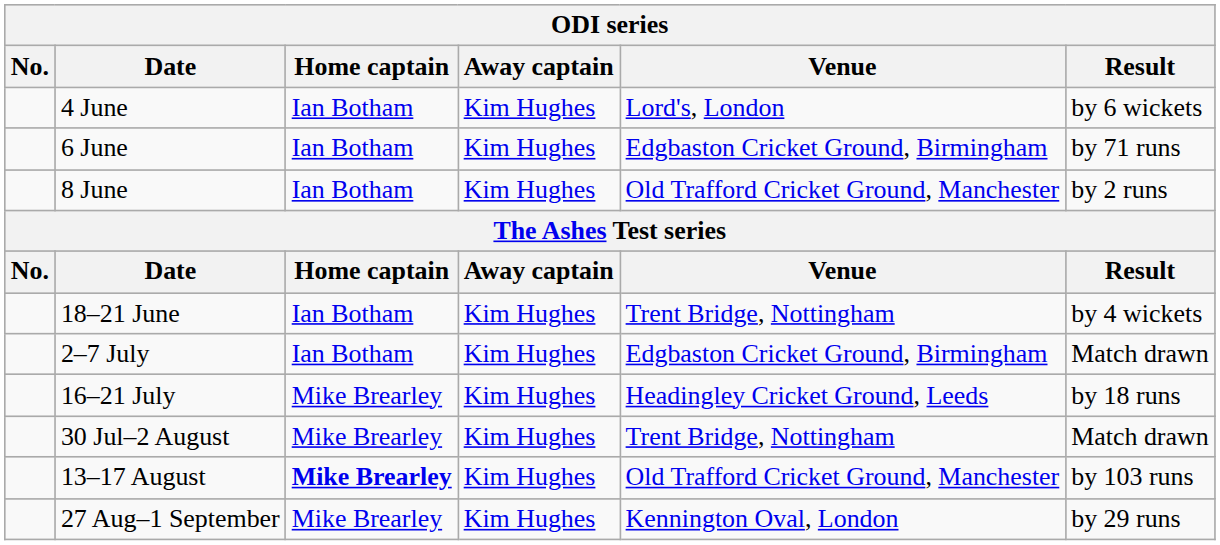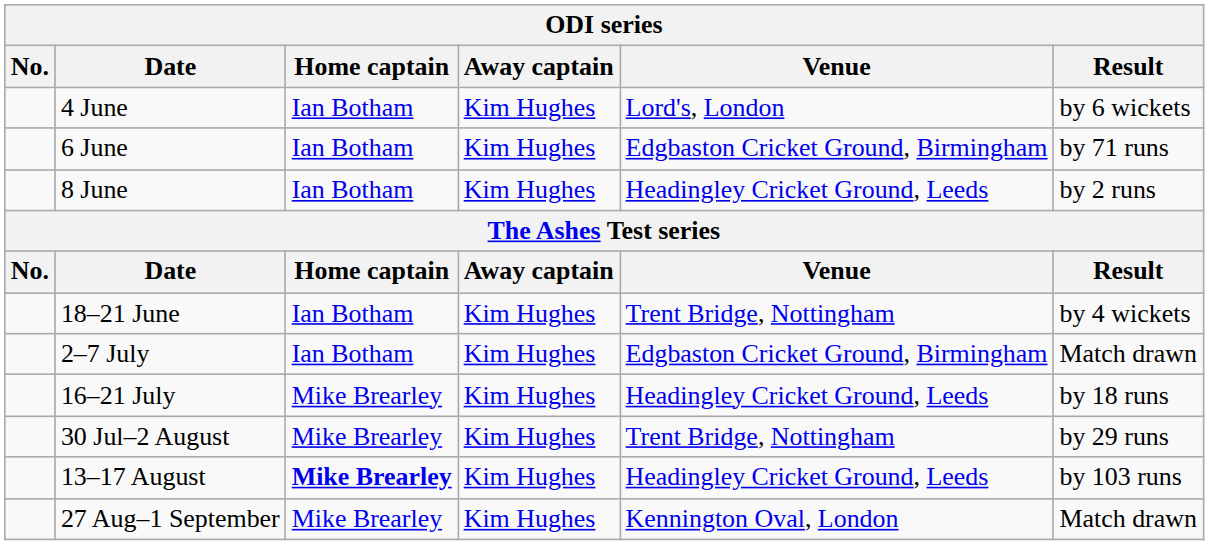(842, 189) Old Trafford Cricket Ground, Manchester -> (807, 189) Headingley Cricket Ground, Leeds
(1140, 436) Match drawn -> (1114, 436) by 29 runs
(842, 477) Old Trafford Cricket Ground, Manchester -> (807, 477) Headingley Cricket Ground, Leeds
(1126, 518) by 29 runs -> (1128, 518) Match drawn
